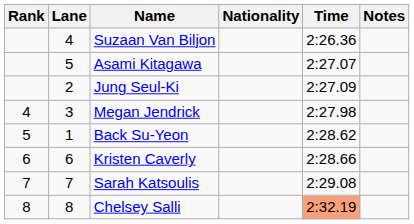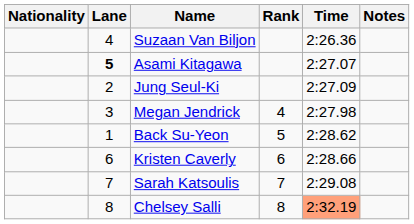columns swapped: (26, 16) <-> (261, 16)
(69, 64) normal -> (109, 64) bold
